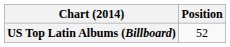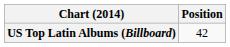(202, 33) 52 -> (202, 33) 42
